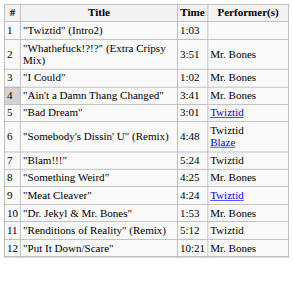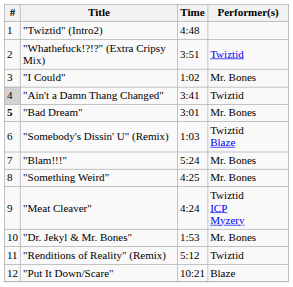(190, 30) 1:03 -> (190, 30) 4:48
(233, 54) Mr. Bones -> (227, 54) Twiztid
(233, 95) Mr. Bones -> (227, 95) Twiztid
(10, 113) normal -> (10, 113) bold
(227, 113) Twiztid -> (233, 113) Mr. Bones
(190, 136) 4:48 -> (190, 136) 1:03
(227, 160) Twiztid -> (233, 160) Mr. Bones
(227, 195) Twiztid -> (227, 208) Twiztid ICP Myzery
(233, 248) Mr. Bones -> (223, 273) Blaze
